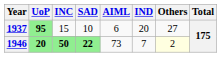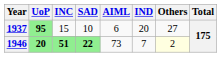(64, 44) 50 -> (64, 44) 51
